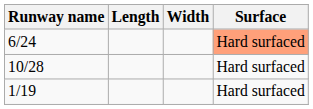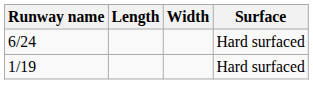(261, 41) lightsalmon background -> (261, 41) no background
- row: (26, 66)
